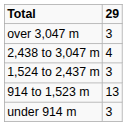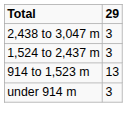- row: (43, 33)
(109, 53) 4 -> (109, 33) 3
